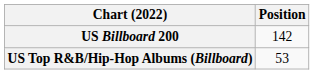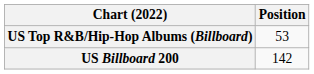rows swapped: (130, 36) <-> (130, 58)
